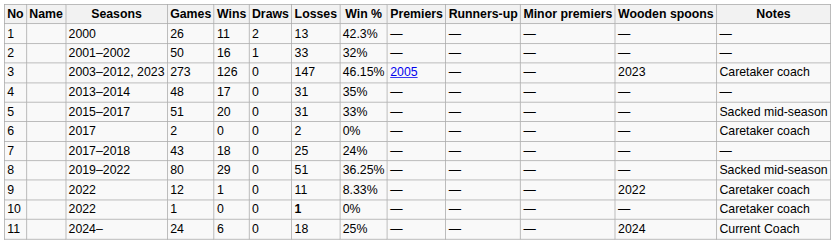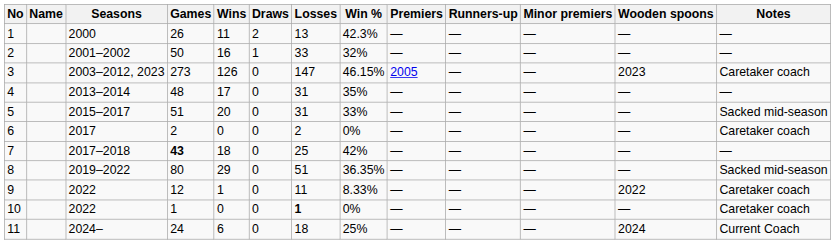(177, 151) normal -> (177, 151) bold
(355, 151) 24% -> (355, 151) 42%
(364, 170) 36.25% -> (364, 170) 36.35%
